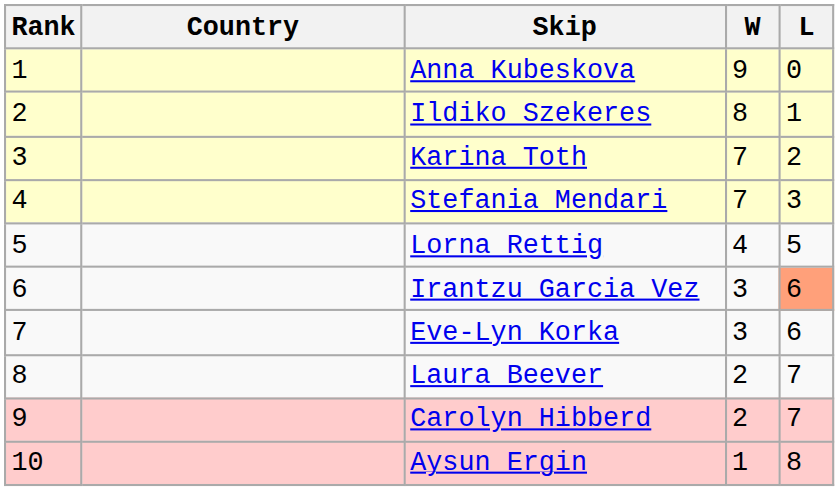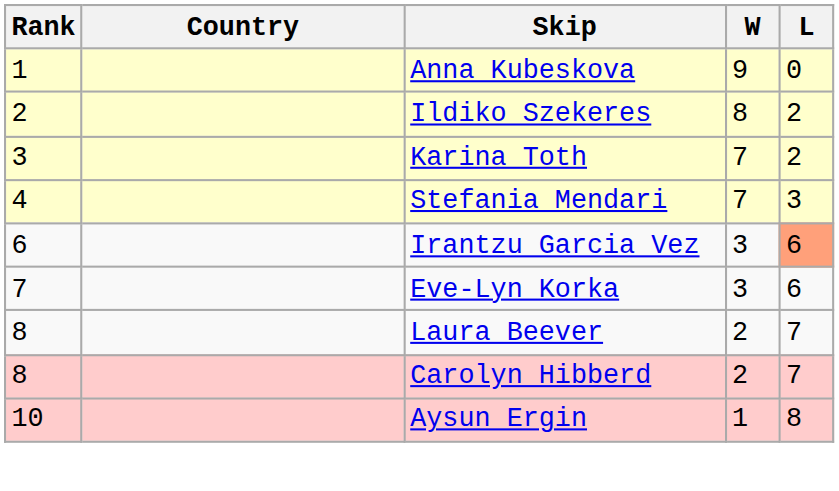(794, 114) 1 -> (794, 114) 2
- row: (507, 245)
(19, 420) 9 -> (19, 376) 8
